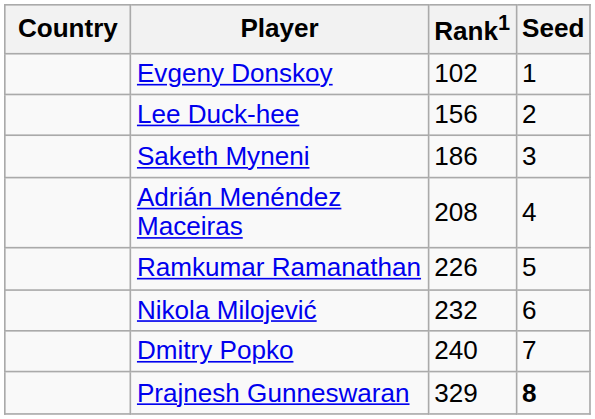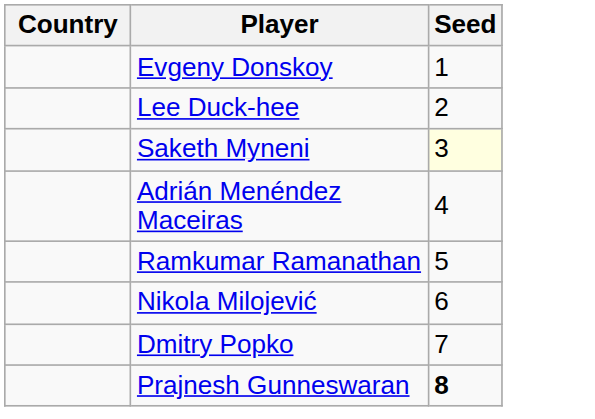- column: (472, 28)
(529, 156) no background -> (441, 149) lightyellow background
